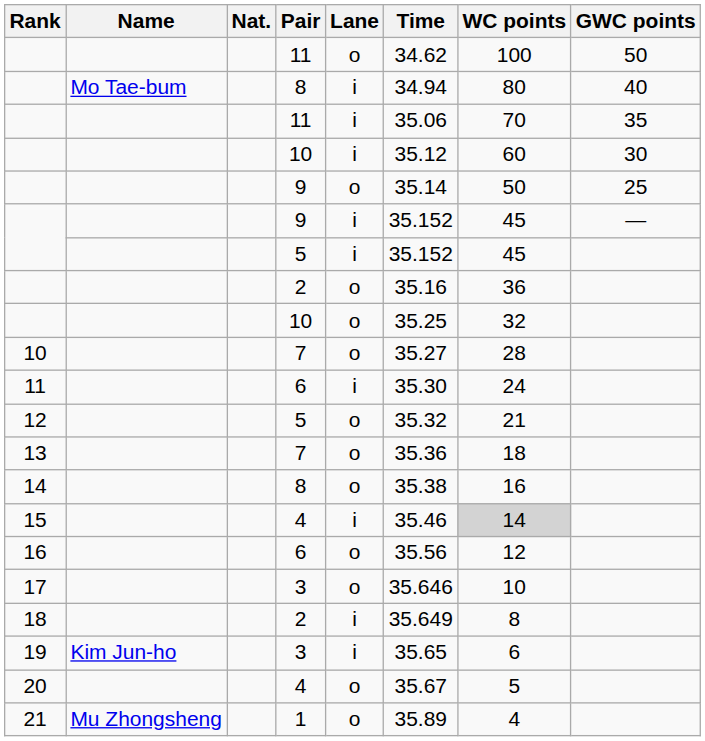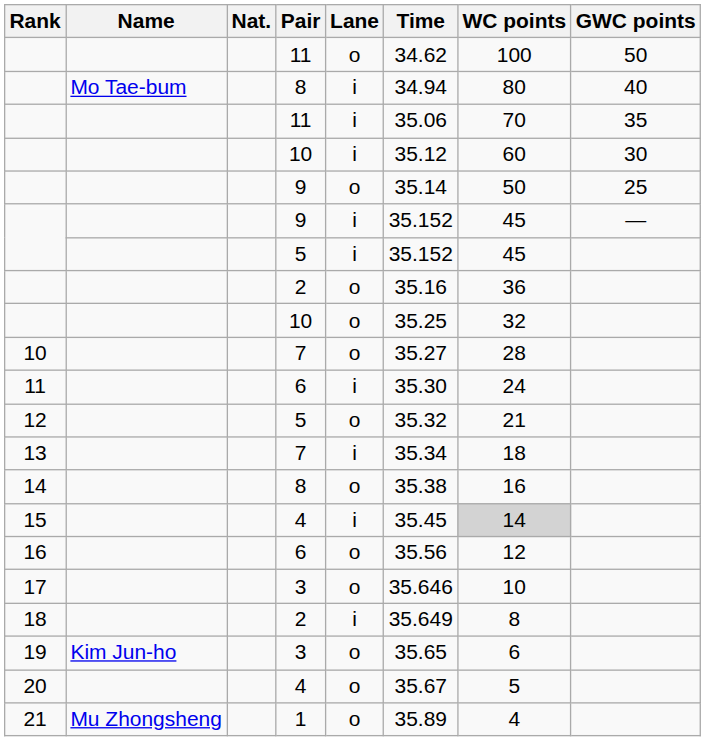(355, 453) o -> (355, 453) i
(421, 453) 35.36 -> (421, 453) 35.34
(421, 519) 35.46 -> (421, 519) 35.45
(355, 652) i -> (355, 652) o
